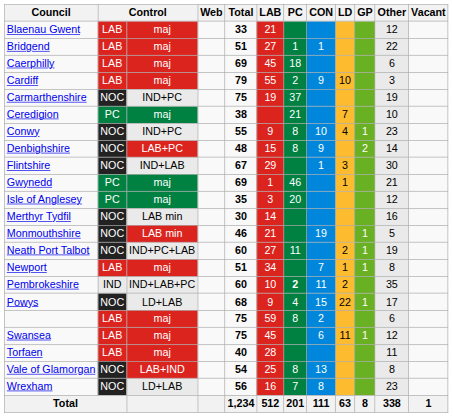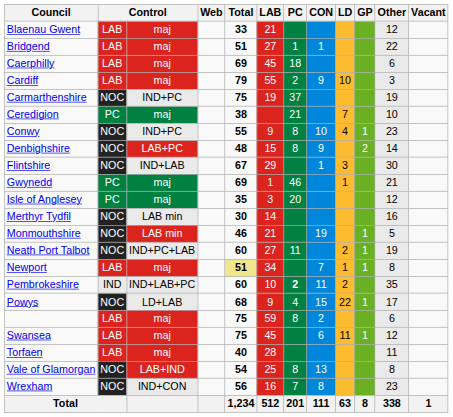(241, 268) no background -> (241, 268) khaki background
(162, 387) LD+LAB -> (162, 387) IND+CON
